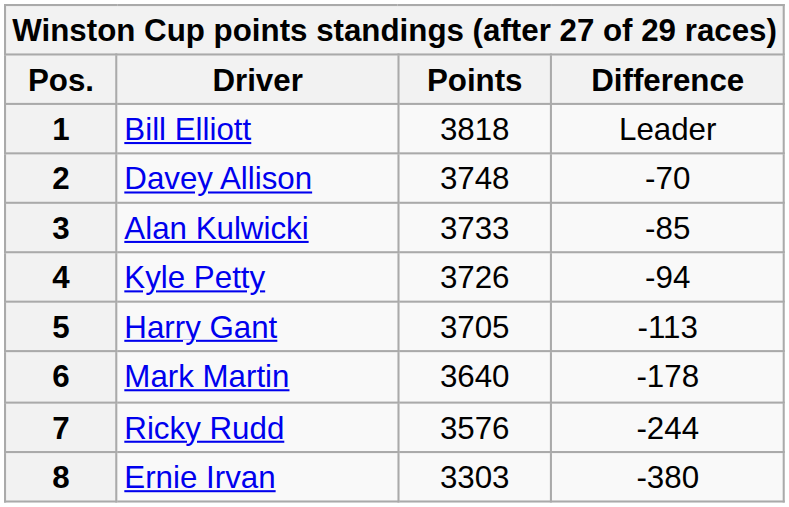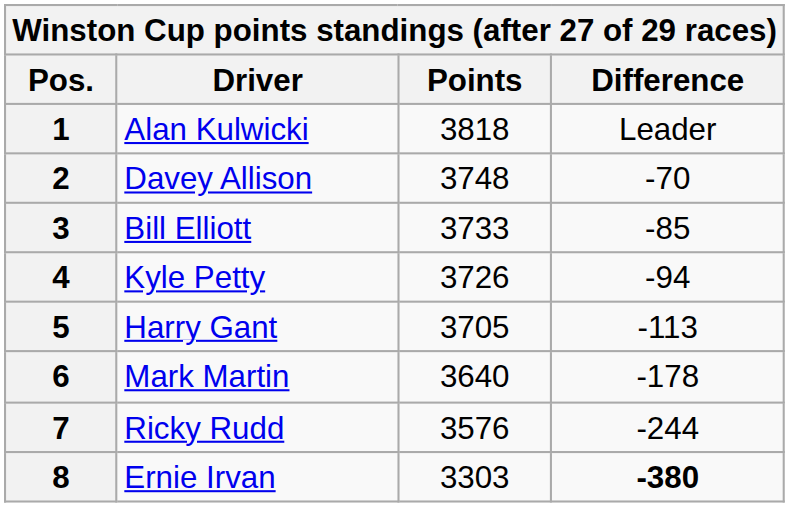(188, 129) Bill Elliott -> (216, 129) Alan Kulwicki
(216, 228) Alan Kulwicki -> (188, 228) Bill Elliott
(668, 476) normal -> (668, 476) bold
